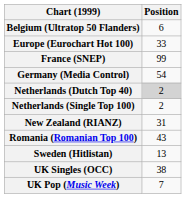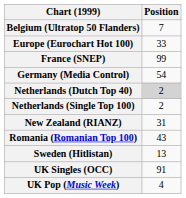(161, 28) 6 -> (161, 28) 7
(161, 169) 38 -> (161, 169) 91
(161, 185) 7 -> (161, 185) 4
